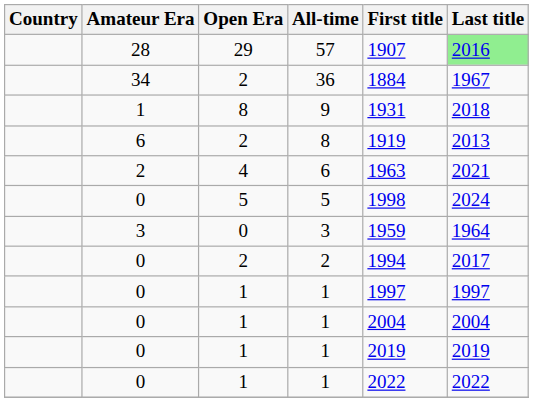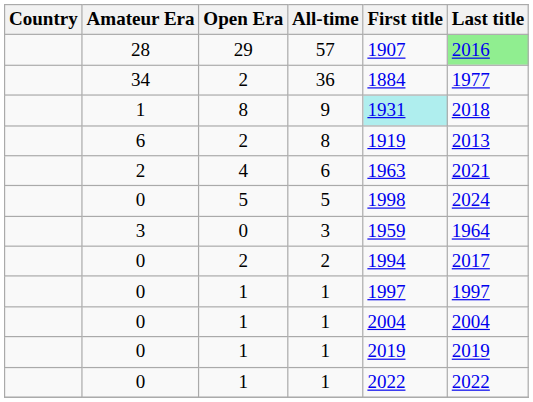(471, 79) 1967 -> (471, 79) 1977
(386, 110) no background -> (386, 110) paleturquoise background
